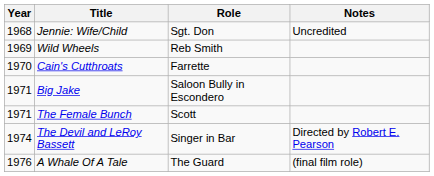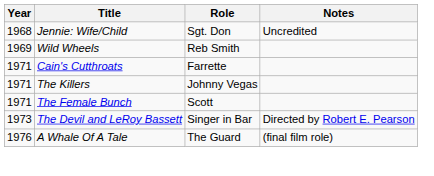(19, 66) 1970 -> (19, 66) 1971
+ row: (63, 84)
- row: (58, 90)
(19, 138) 1974 -> (19, 119) 1973
